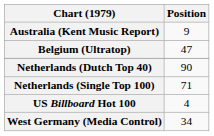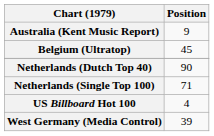(186, 49) 47 -> (186, 49) 45
(186, 121) 34 -> (186, 121) 39
